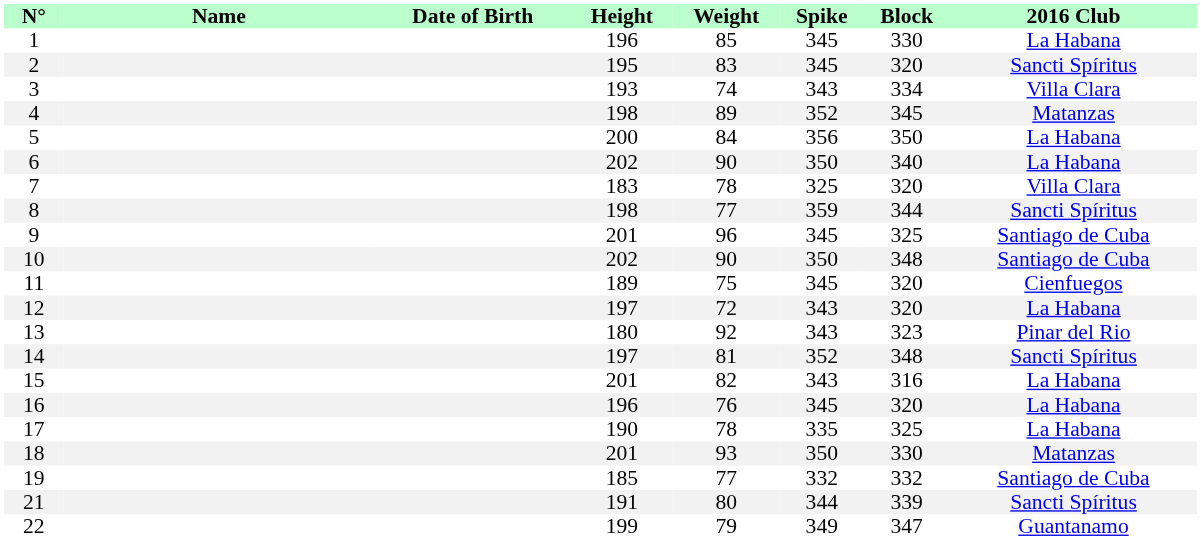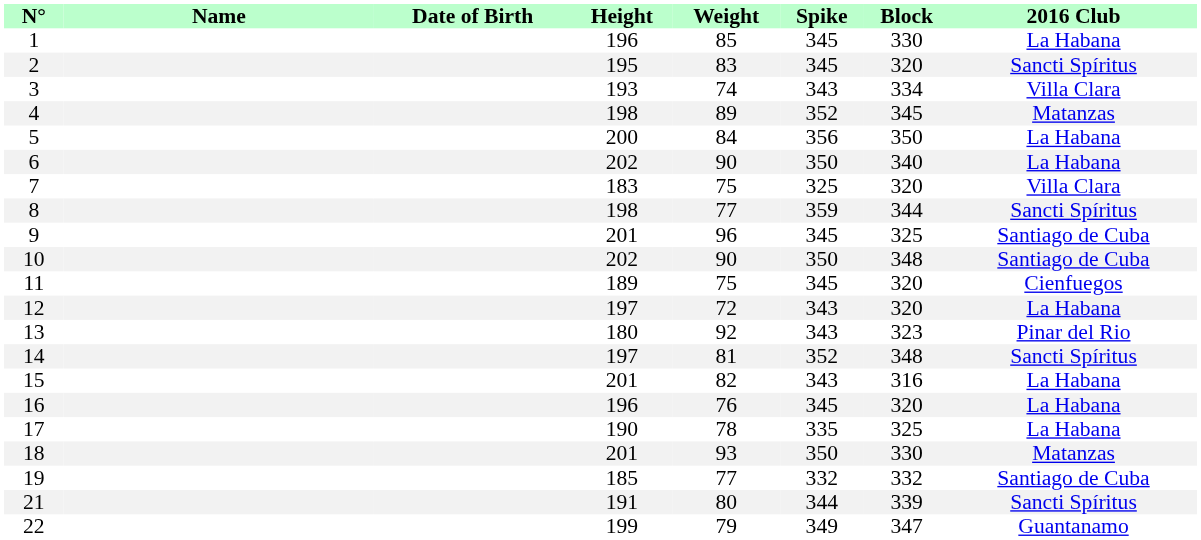(726, 186) 78 -> (726, 186) 75
